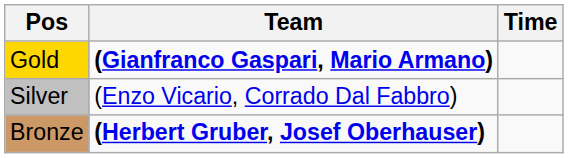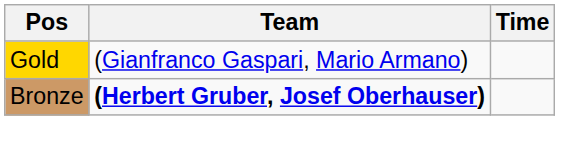(294, 59) bold -> (281, 59) normal
- row: (39, 96)
